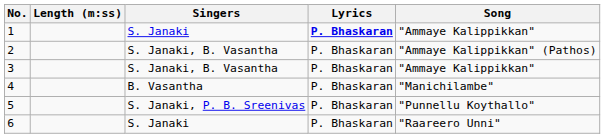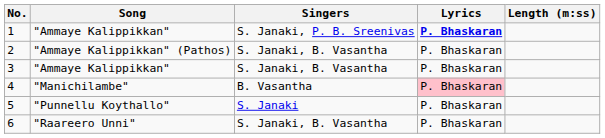columns swapped: (497, 14) <-> (78, 14)
(158, 32) S. Janaki -> (326, 32) S. Janaki, P. B. Sreenivas
(352, 87) no background -> (461, 87) pink background
(216, 106) S. Janaki, P. B. Sreenivas -> (268, 106) S. Janaki
(158, 124) S. Janaki -> (312, 124) S. Janaki, B. Vasantha
